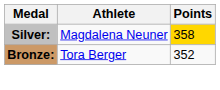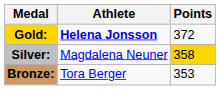+ row: (31, 34)
(184, 54) 352 -> (184, 74) 353
